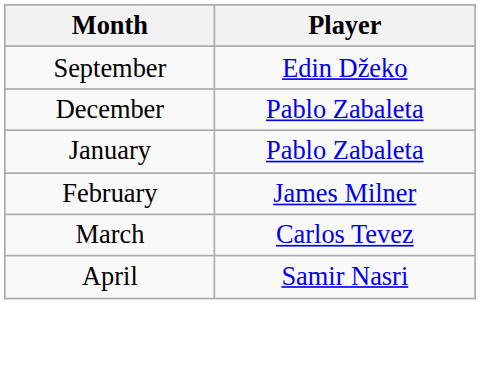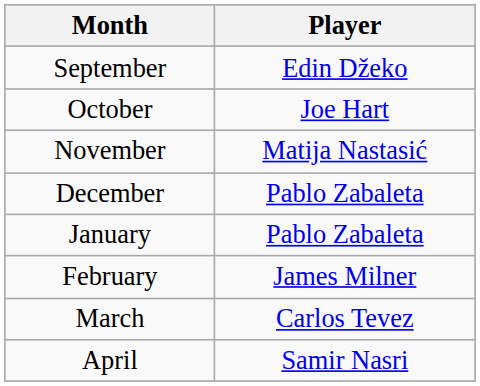+ row: (110, 109)
+ row: (110, 151)
